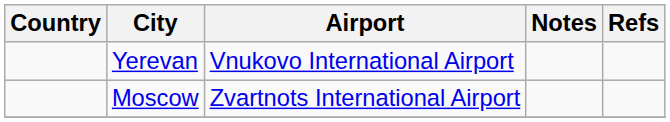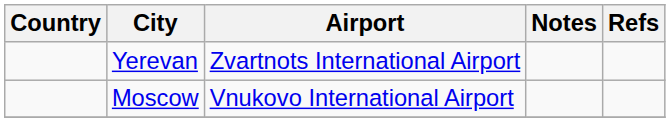(362, 60) Vnukovo International Airport -> (365, 60) Zvartnots International Airport
(365, 98) Zvartnots International Airport -> (362, 98) Vnukovo International Airport
